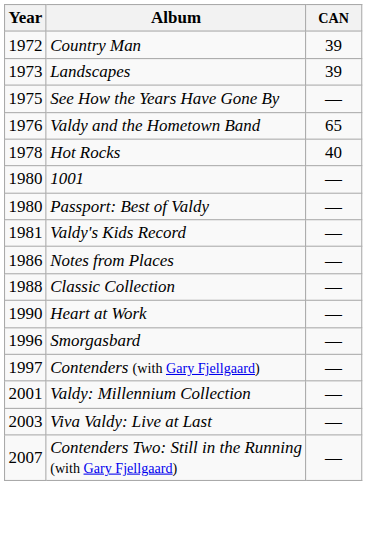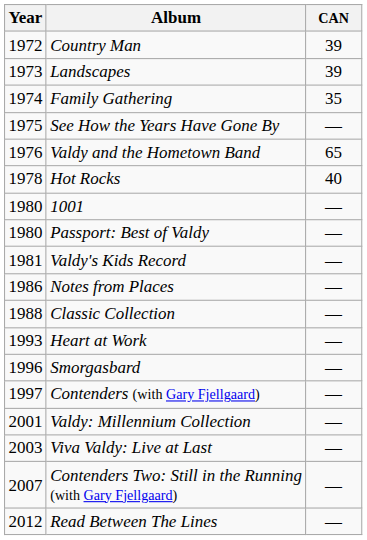+ row: (111, 98)
(25, 313) 1990 -> (25, 340) 1993
+ row: (134, 521)
